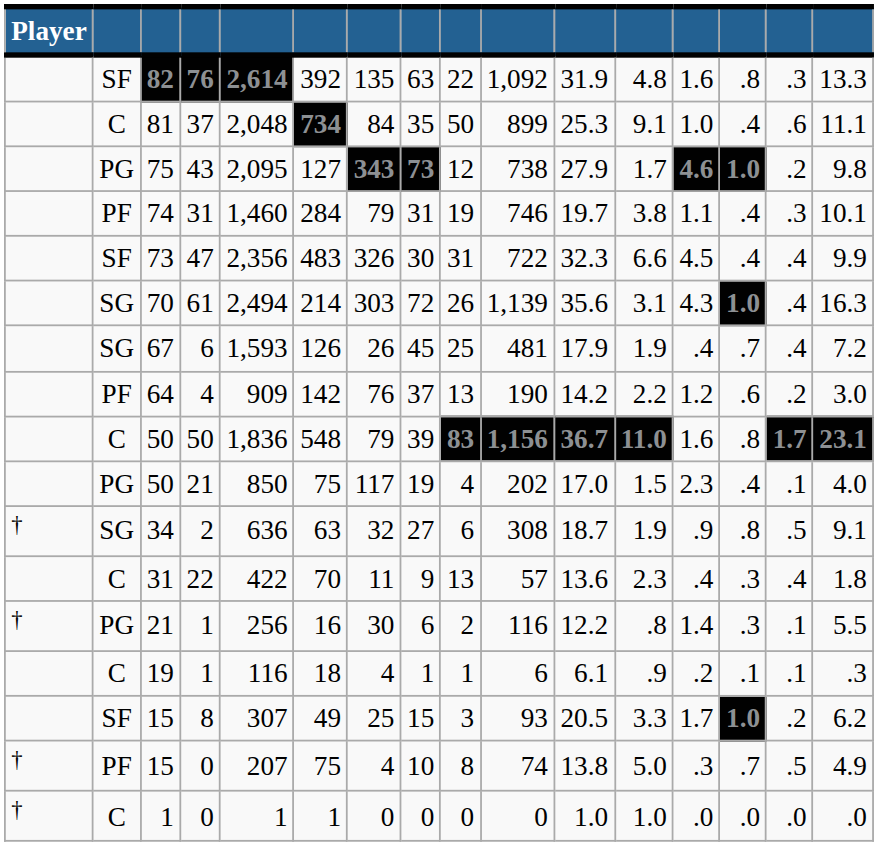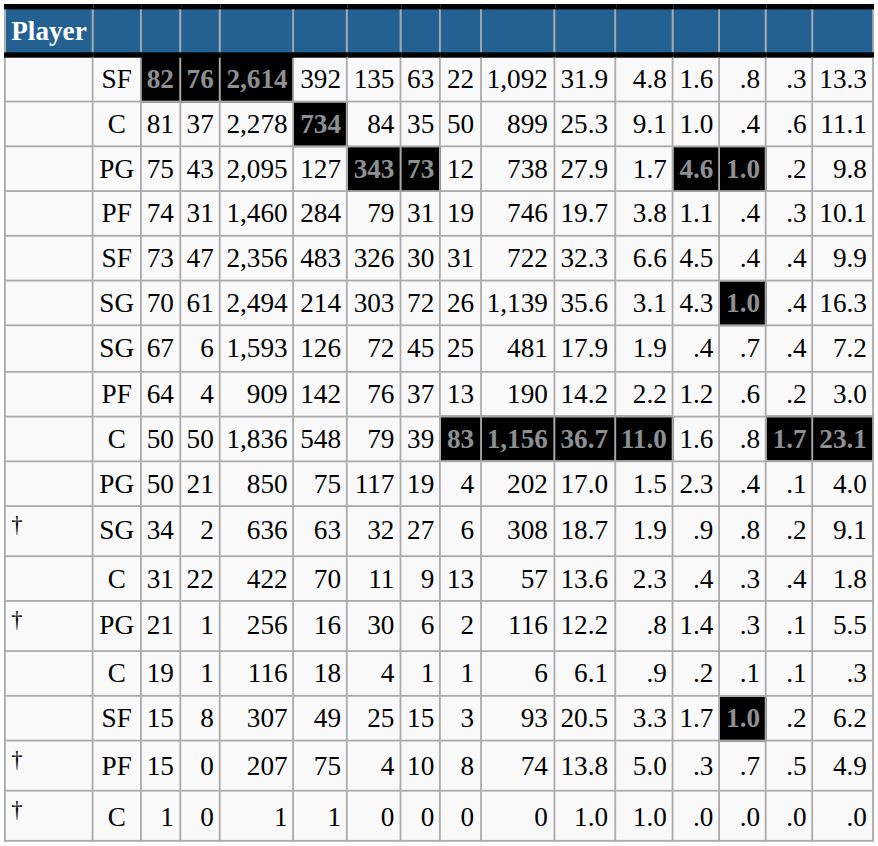(257, 124) 2,048 -> (257, 124) 2,278
(381, 348) 26 -> (381, 348) 72
(797, 530) .5 -> (797, 530) .2
